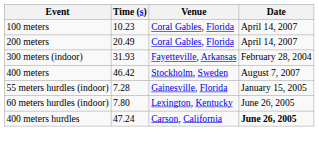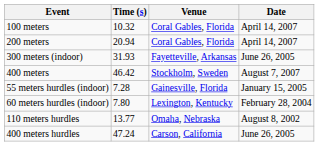(124, 27) 10.23 -> (124, 27) 10.32
(124, 42) 20.49 -> (124, 42) 20.94
(276, 57) February 28, 2004 -> (268, 57) June 26, 2005
(268, 103) June 26, 2005 -> (276, 103) February 28, 2004
+ row: (43, 118)
(269, 118) bold -> (268, 133) normal
